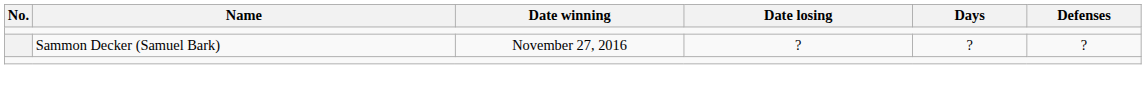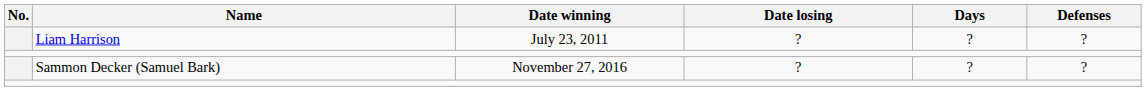+ row: (78, 38)
